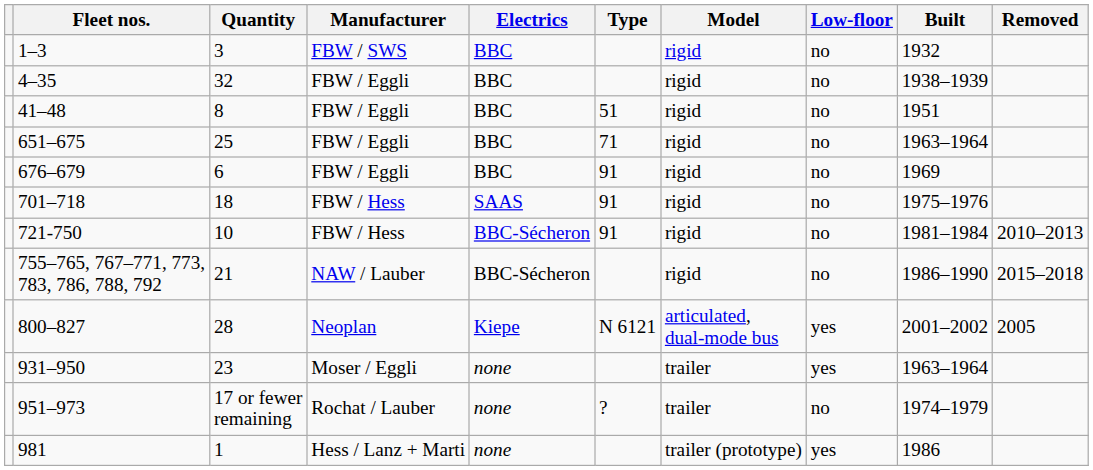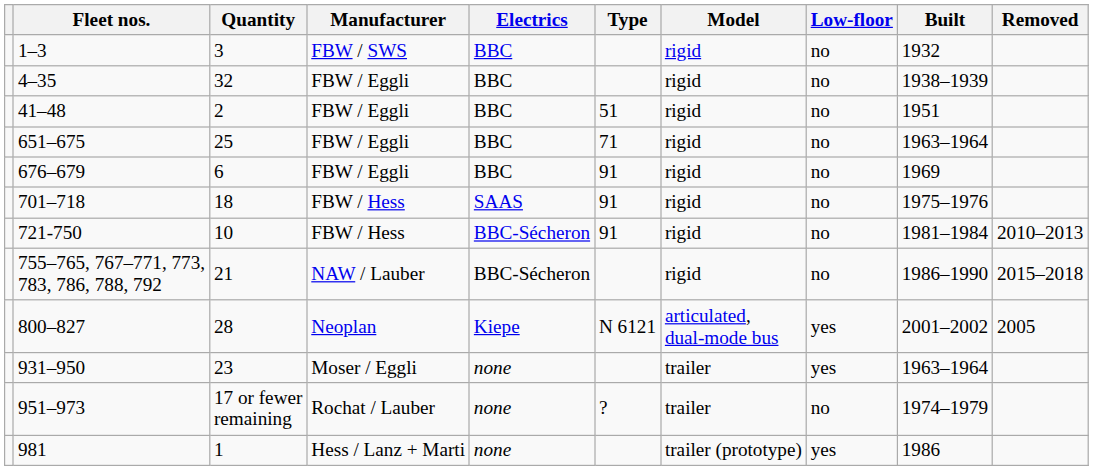(219, 111) 8 -> (219, 111) 2
